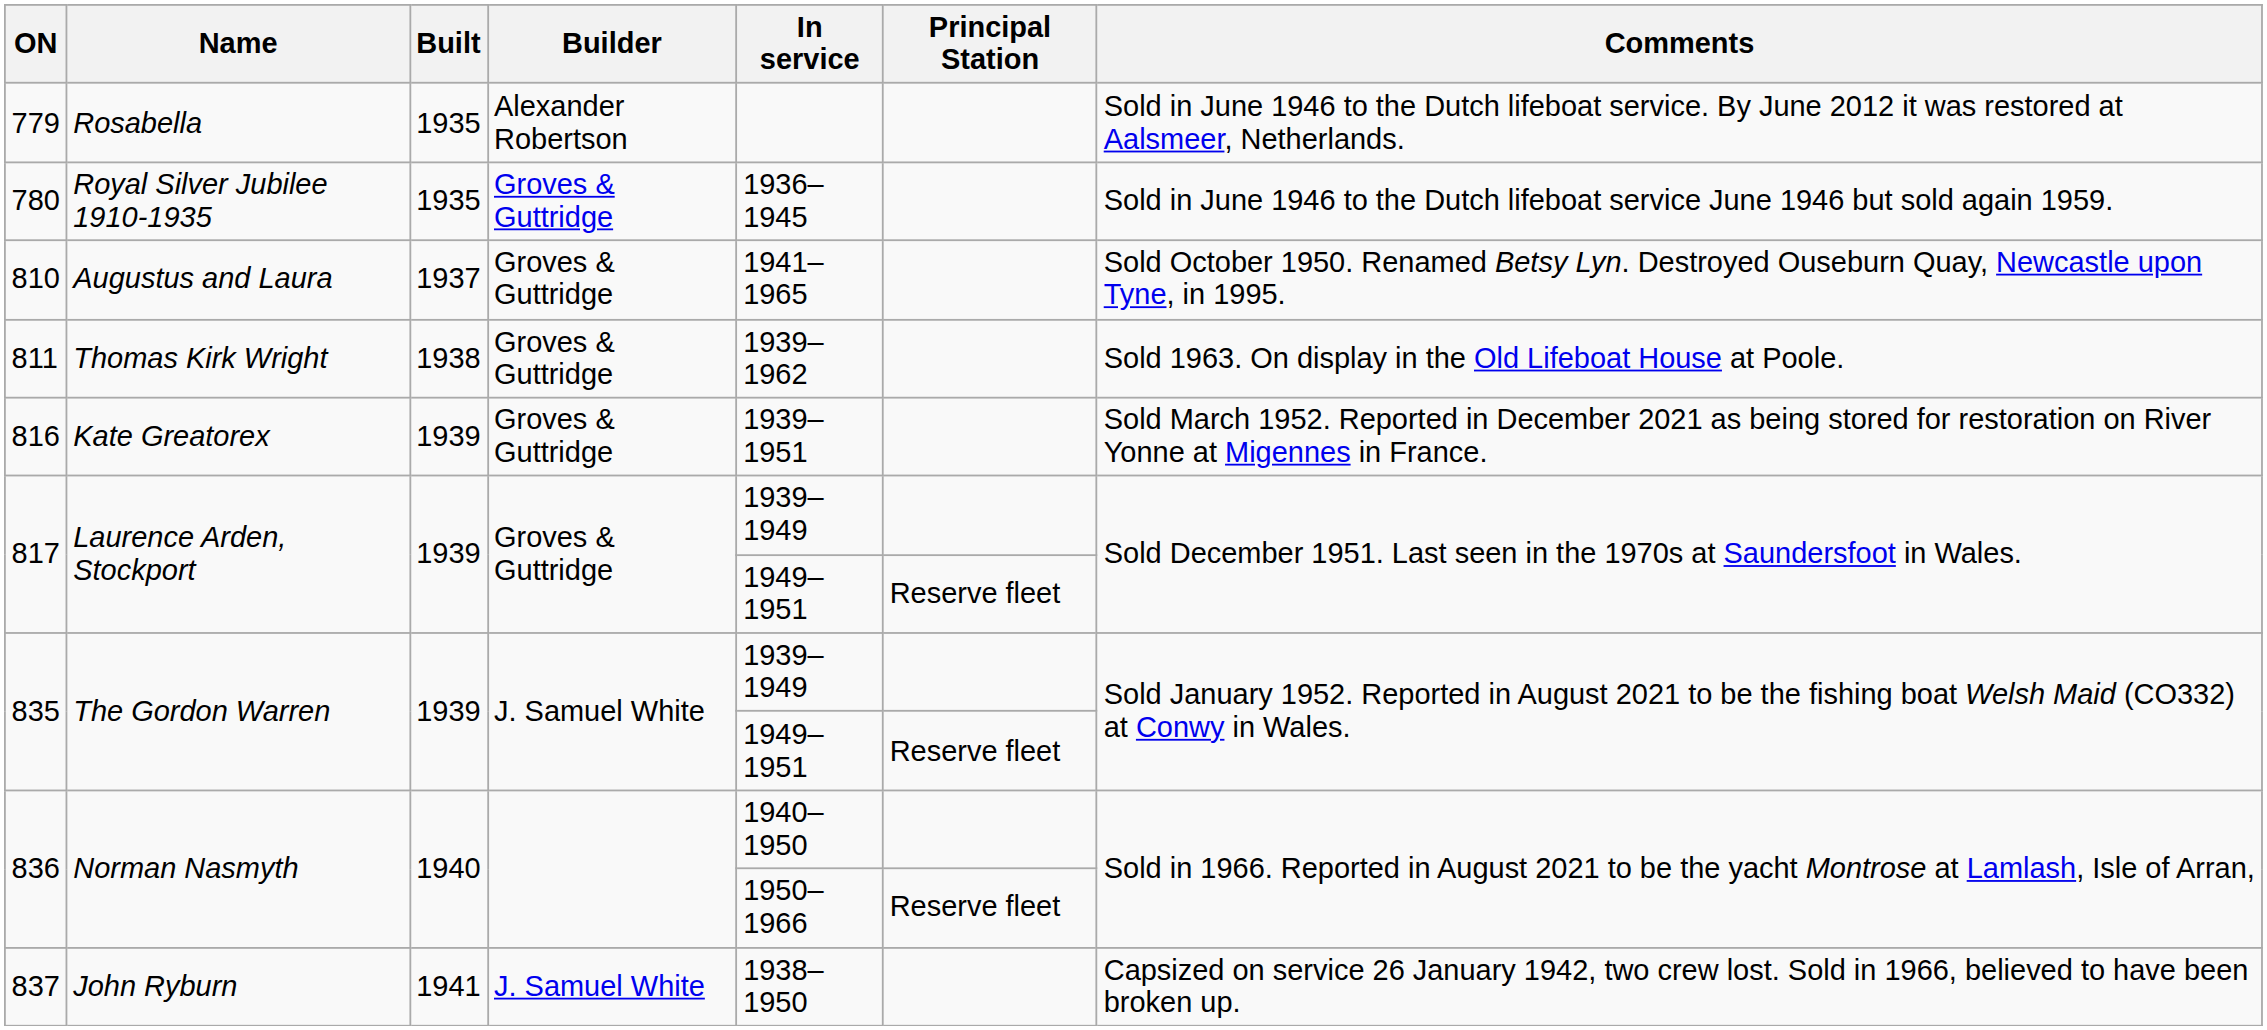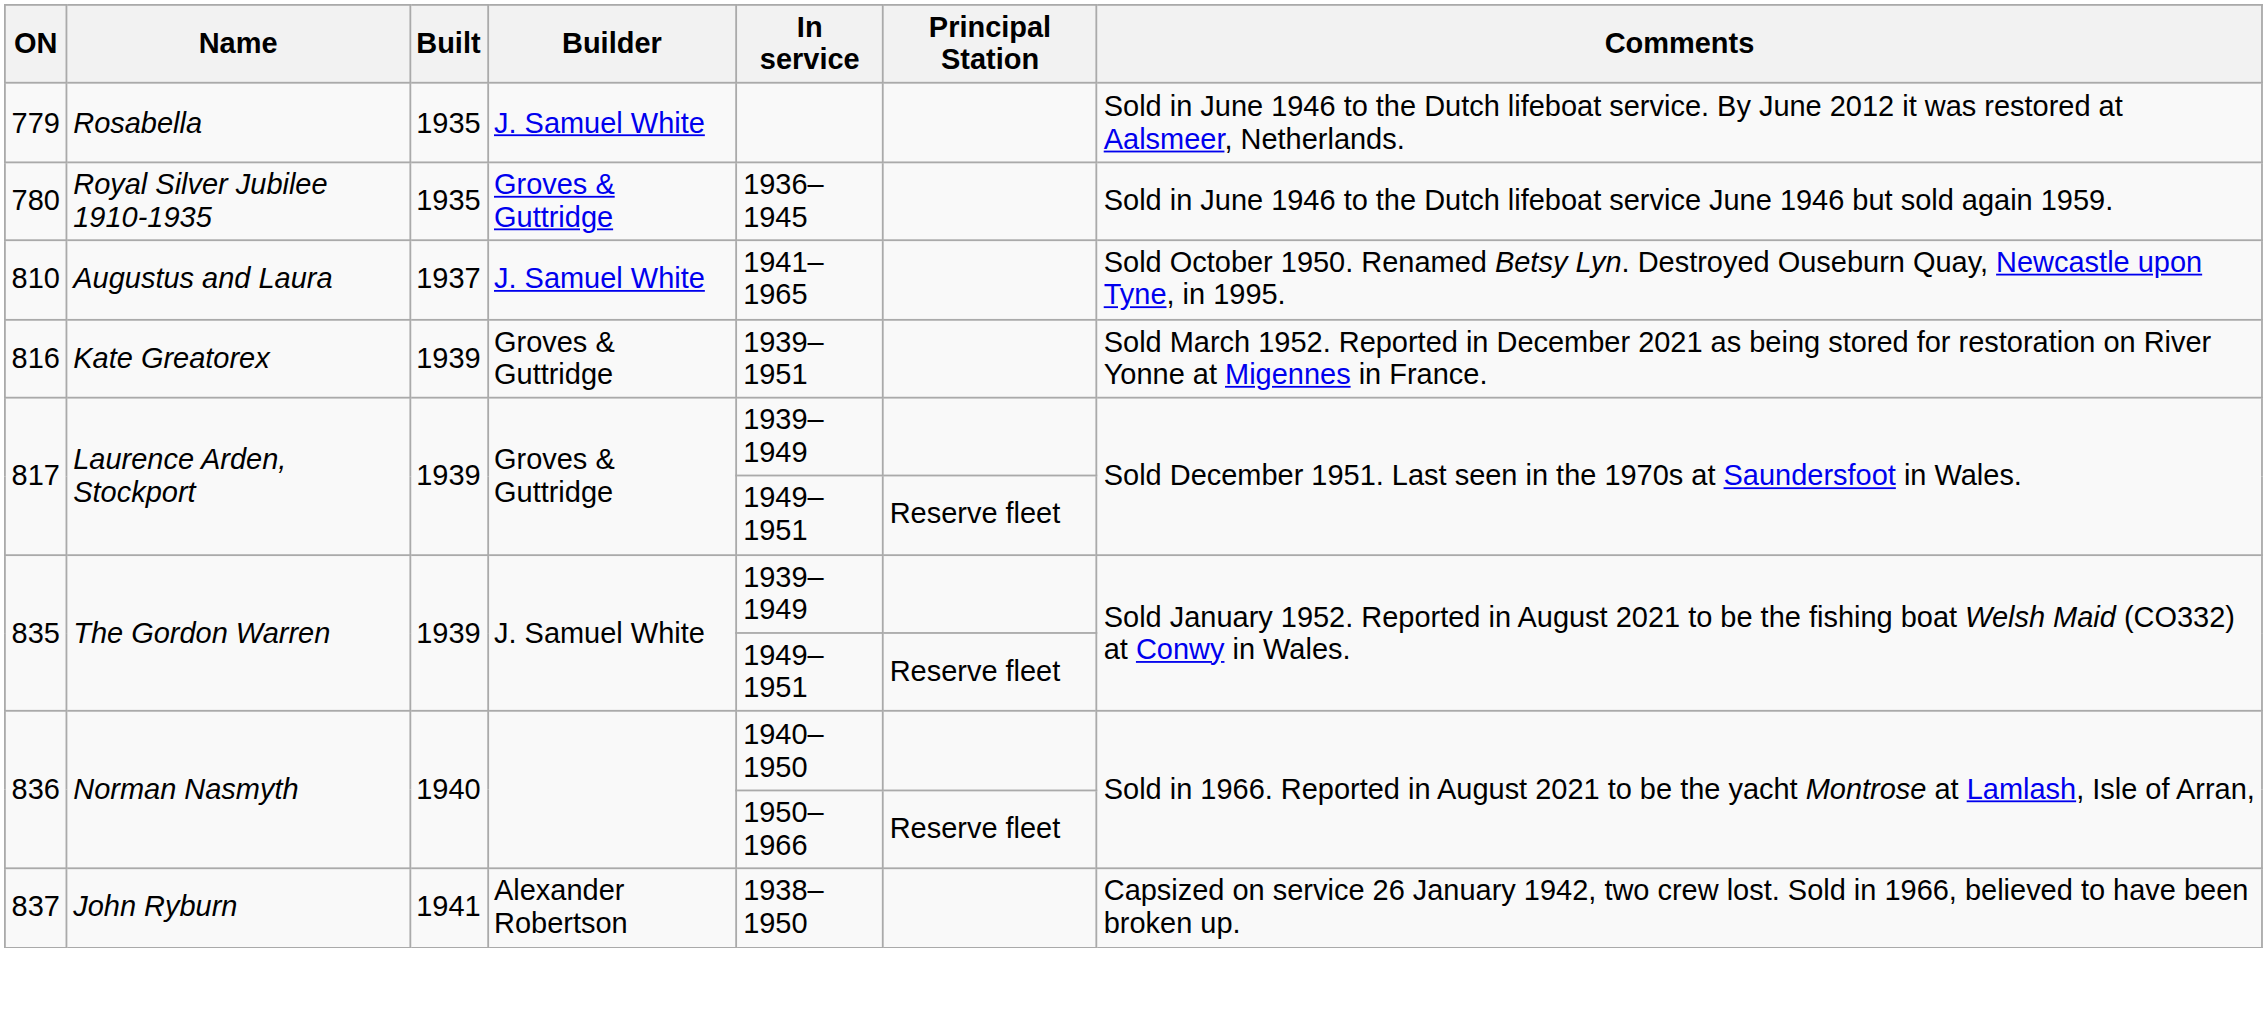(561, 122) Alexander Robertson -> (599, 122) J. Samuel White
(554, 279) Groves & Guttridge -> (599, 279) J. Samuel White
- row: (35, 357)
(599, 985) J. Samuel White -> (561, 907) Alexander Robertson
